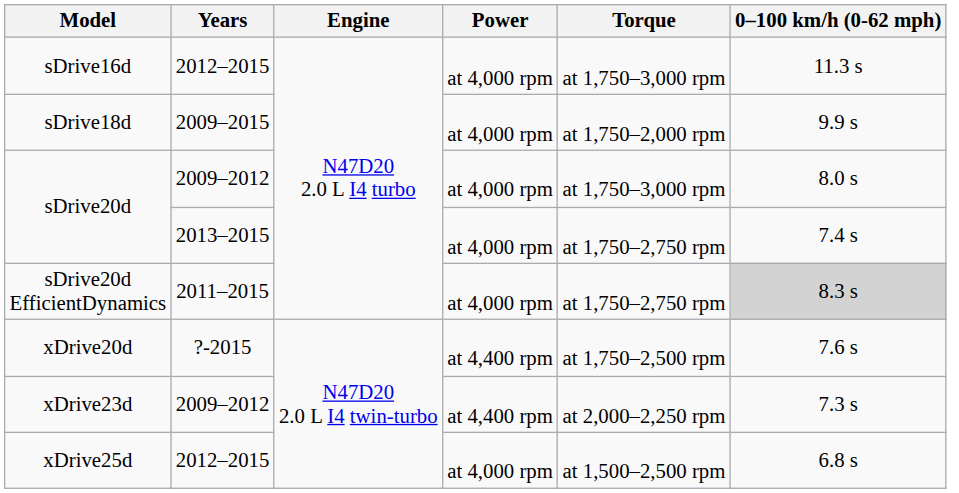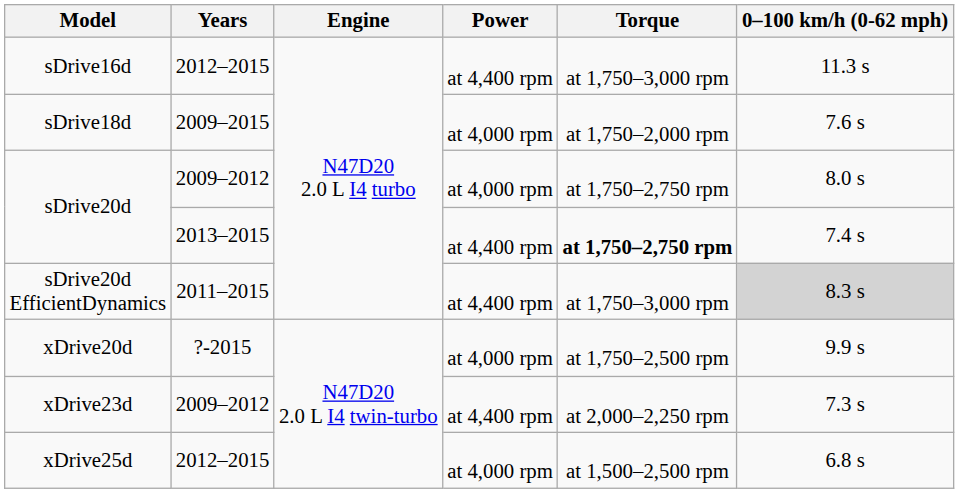(500, 77) at 4,000 rpm -> (500, 77) at 4,400 rpm
(838, 122) 9.9 s -> (845, 122) 7.6 s
(644, 190) at 1,750–3,000 rpm -> (647, 190) at 1,750–2,750 rpm
(500, 246) at 4,000 rpm -> (500, 246) at 4,400 rpm
(644, 246) normal -> (647, 246) bold
(500, 302) at 4,000 rpm -> (500, 302) at 4,400 rpm
(644, 302) at 1,750–2,750 rpm -> (647, 302) at 1,750–3,000 rpm
(500, 359) at 4,400 rpm -> (500, 359) at 4,000 rpm
(838, 347) 7.6 s -> (845, 347) 9.9 s
